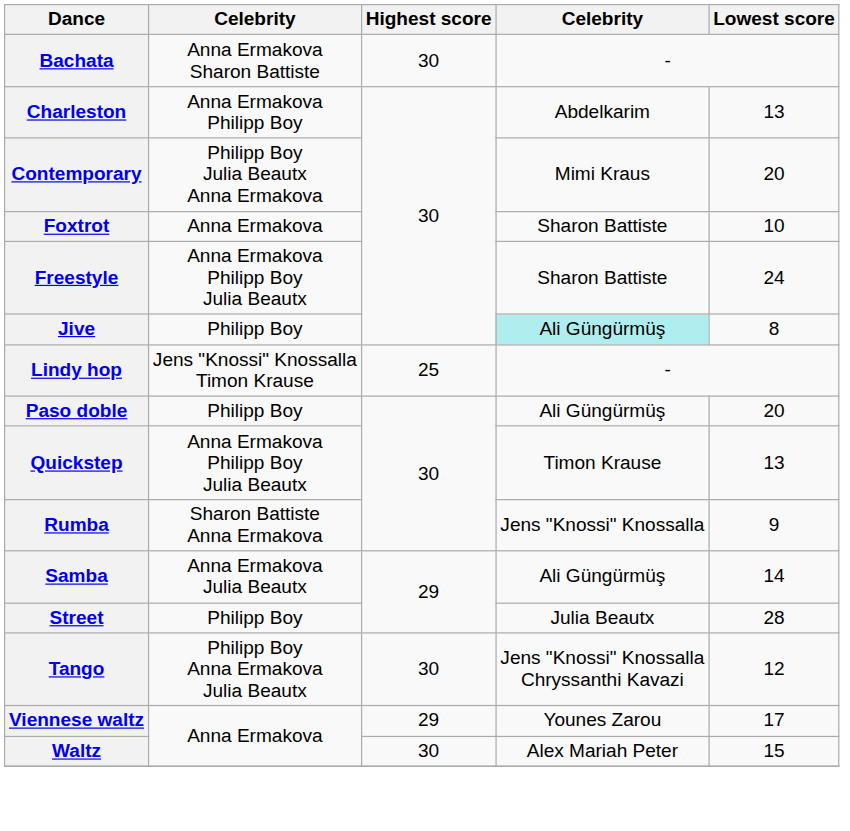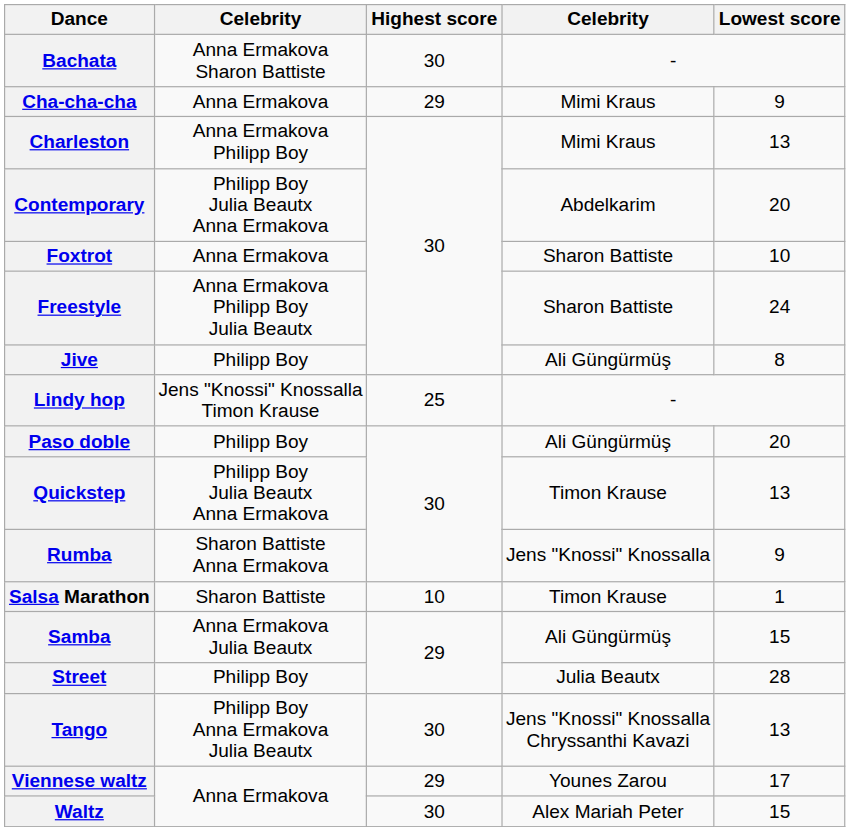+ row: (79, 101)
(602, 112) Abdelkarim -> (608, 142) Mimi Kraus
(602, 174) Mimi Kraus -> (608, 204) Abdelkarim
(602, 329) paleturquoise background -> (608, 359) no background
(255, 462) Anna Ermakova Philipp Boy Julia Beautx -> (261, 492) Philipp Boy Julia Beautx Anna Ermakova
+ row: (79, 596)
(774, 576) 14 -> (780, 637) 15
(774, 669) 12 -> (780, 729) 13
